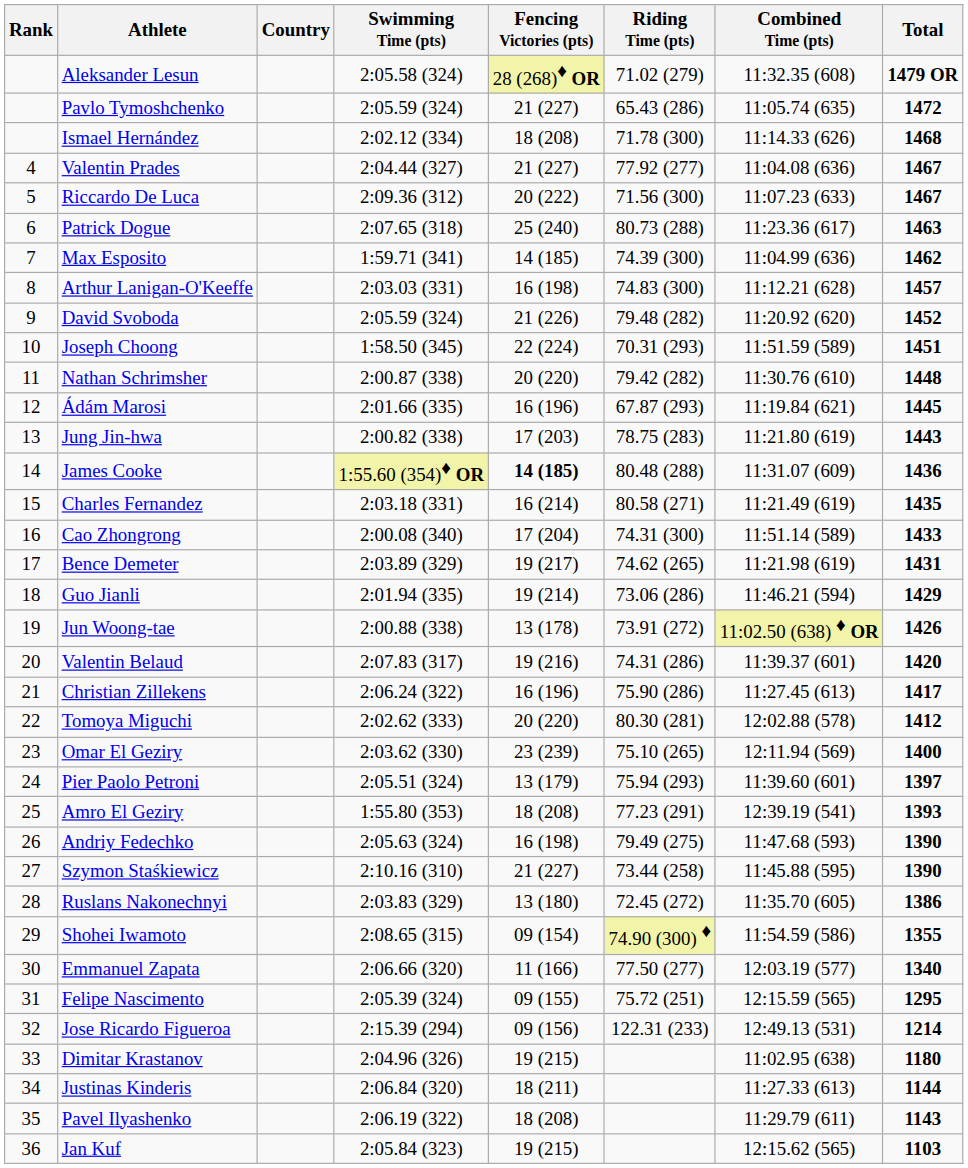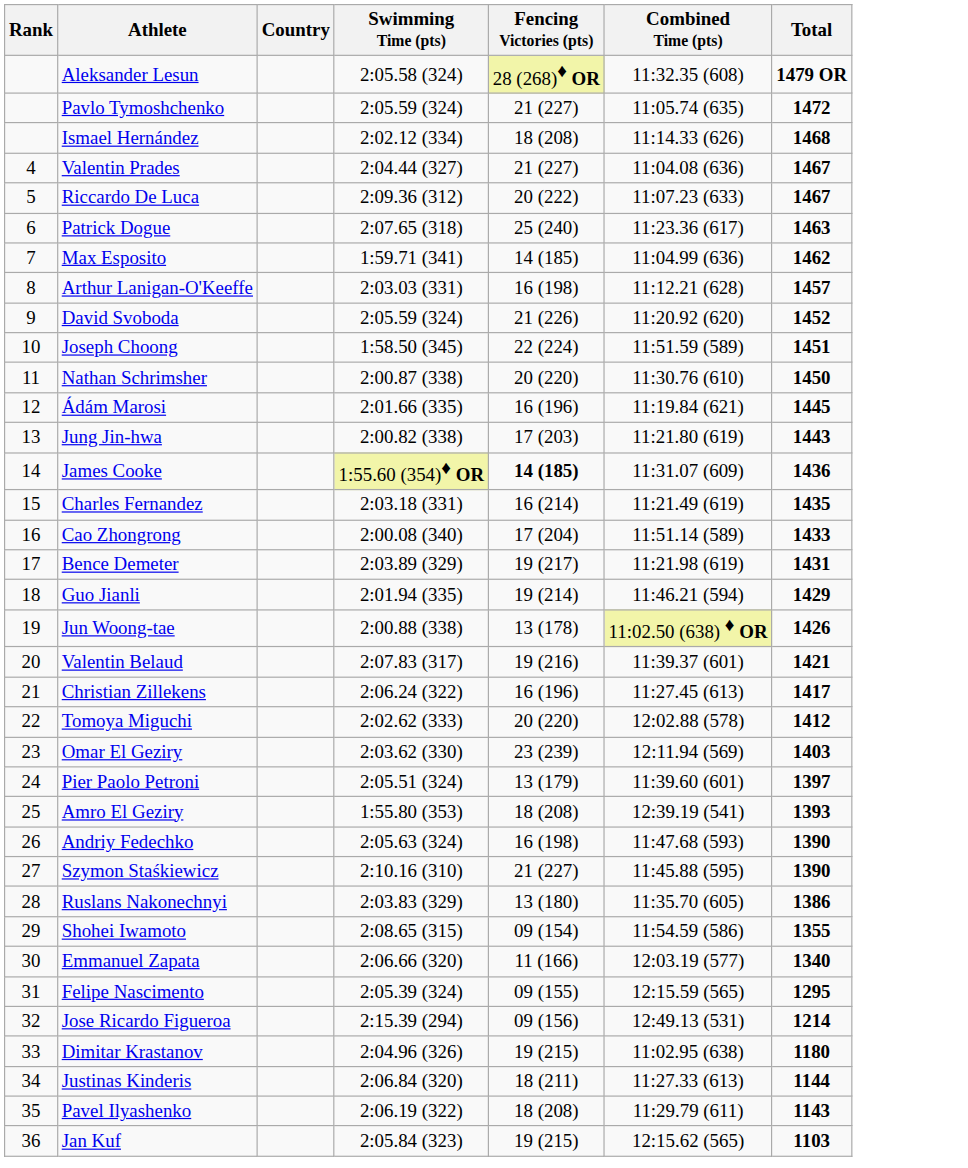- column: (660, 30)
(923, 377) 1448 -> (812, 377) 1450
(923, 661) 1420 -> (812, 661) 1421
(923, 751) 1400 -> (812, 751) 1403
